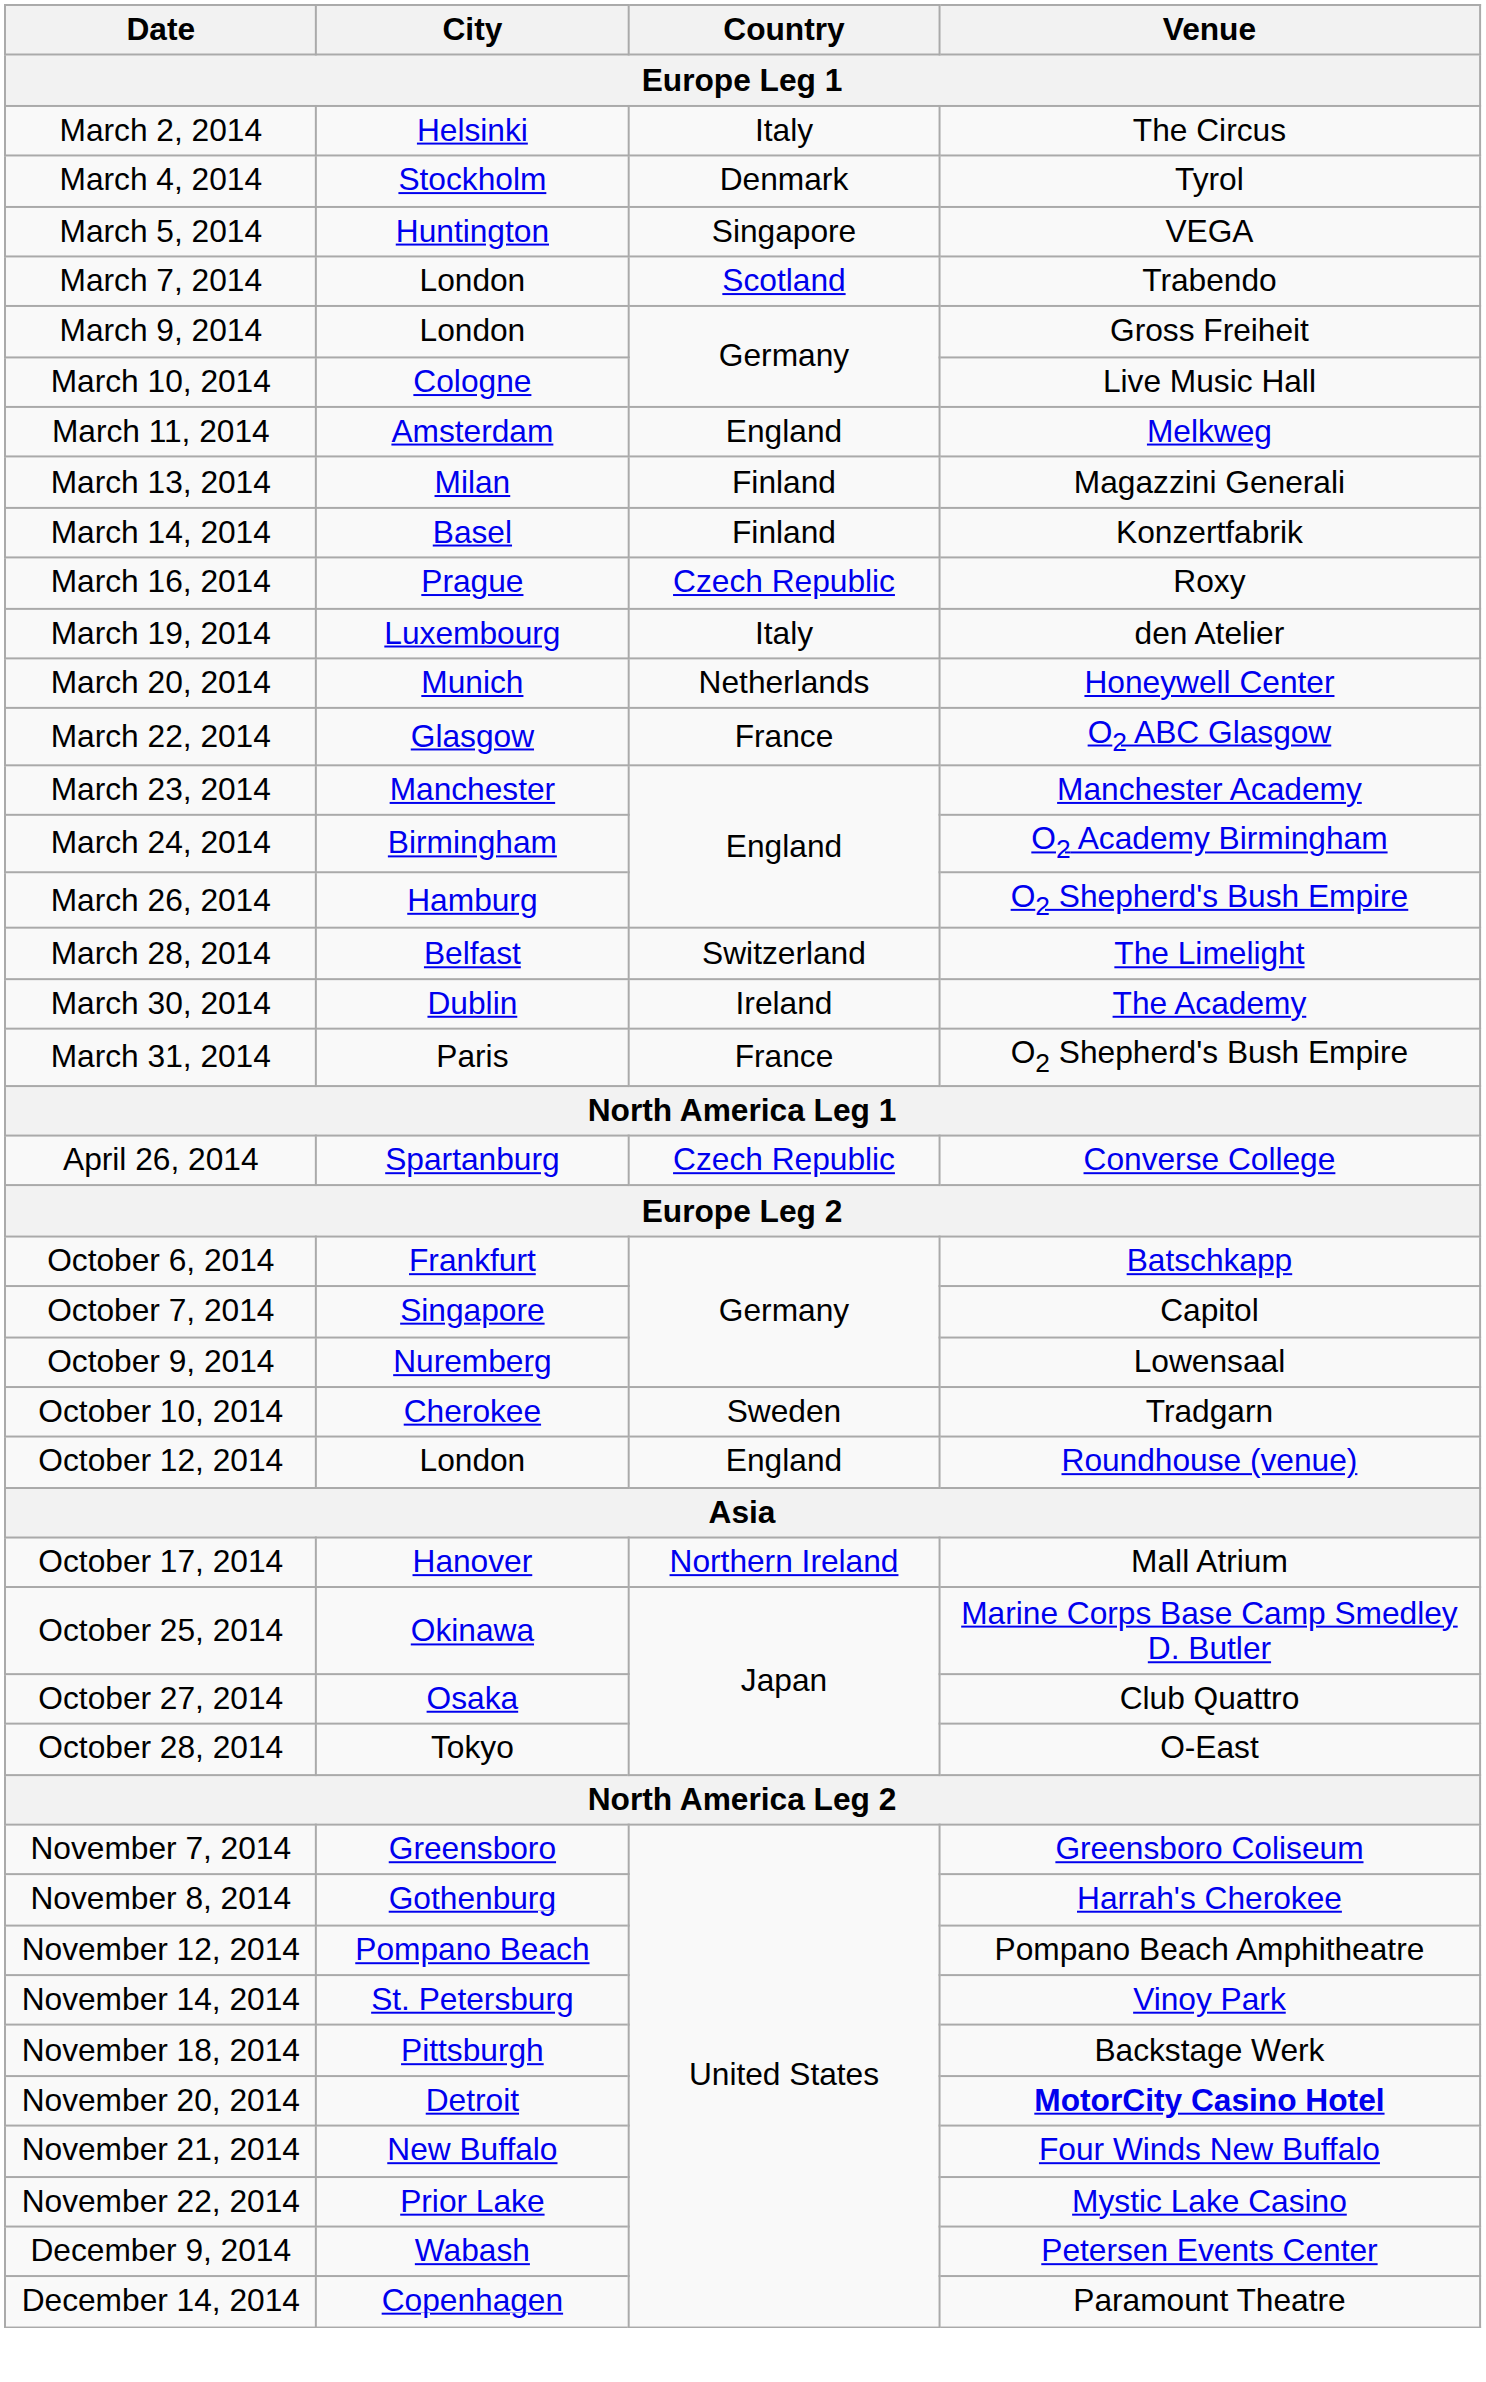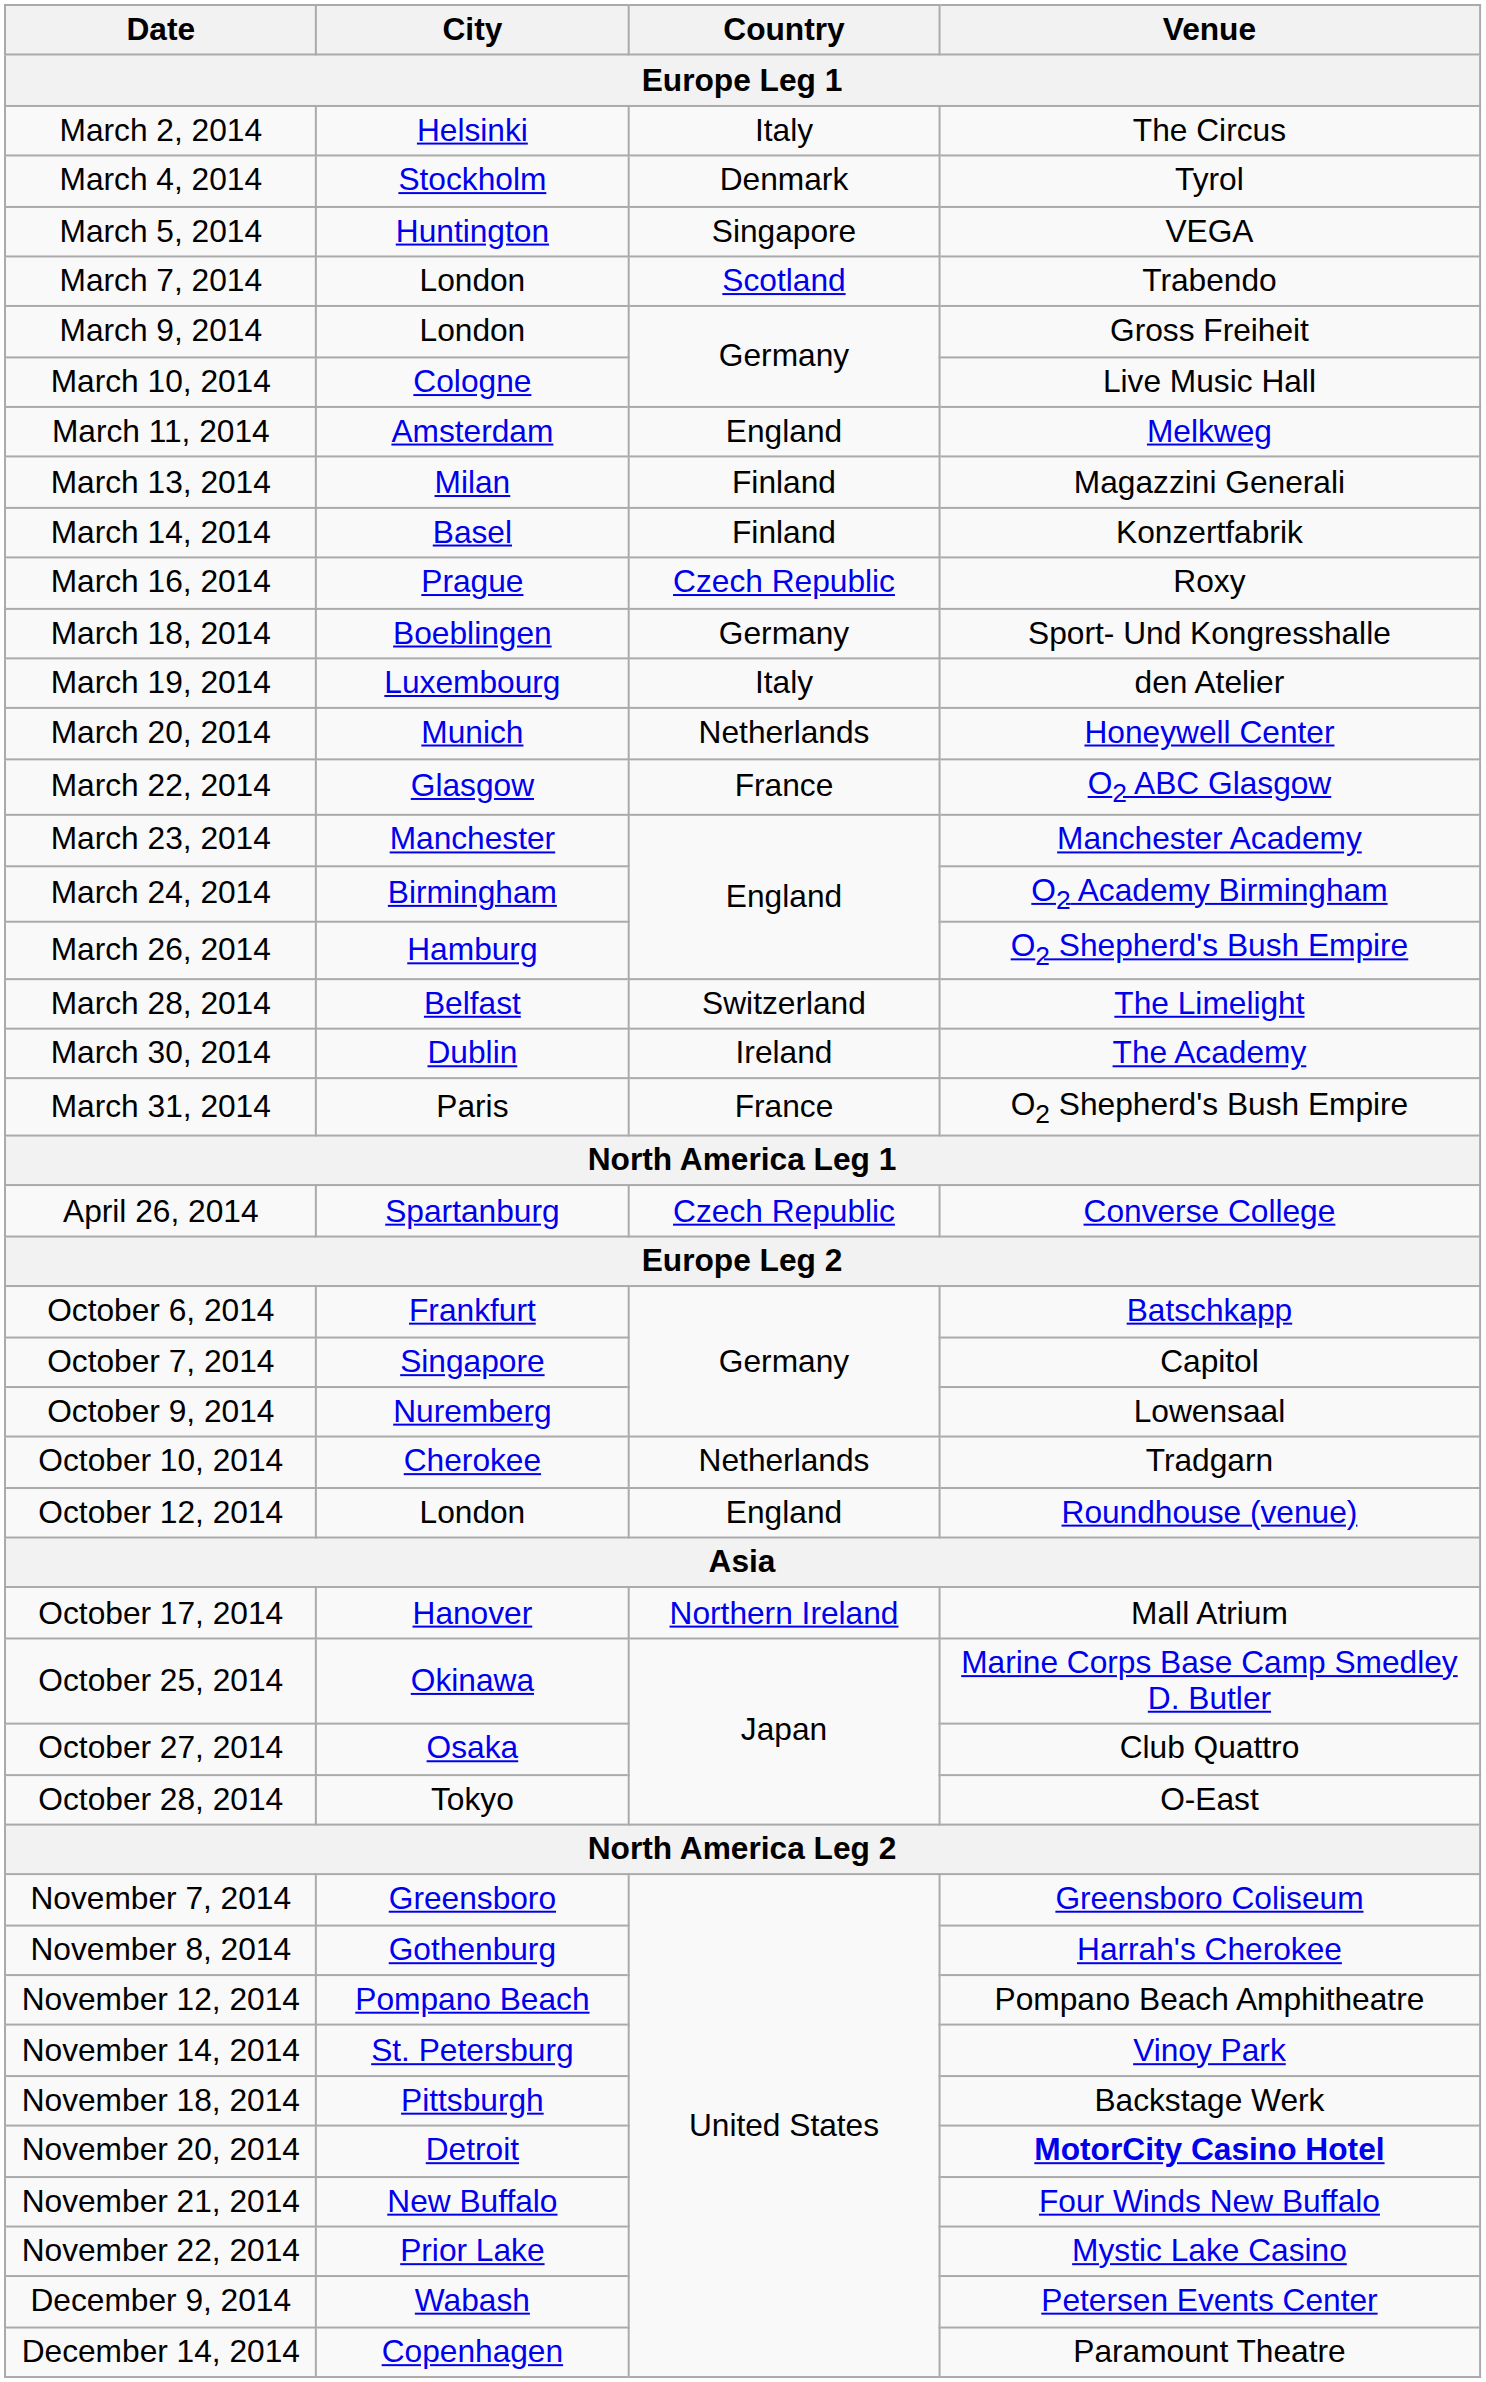+ row: (161, 632)
(784, 1411) Sweden -> (784, 1461) Netherlands
